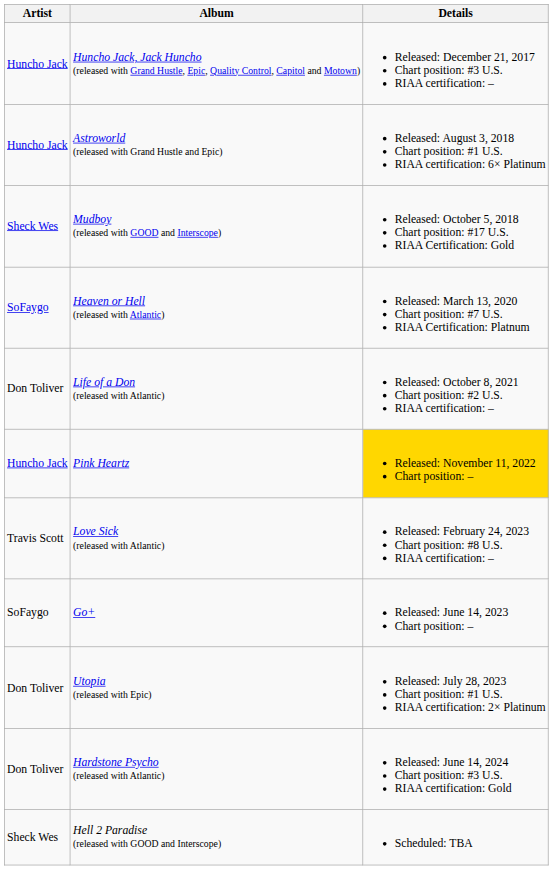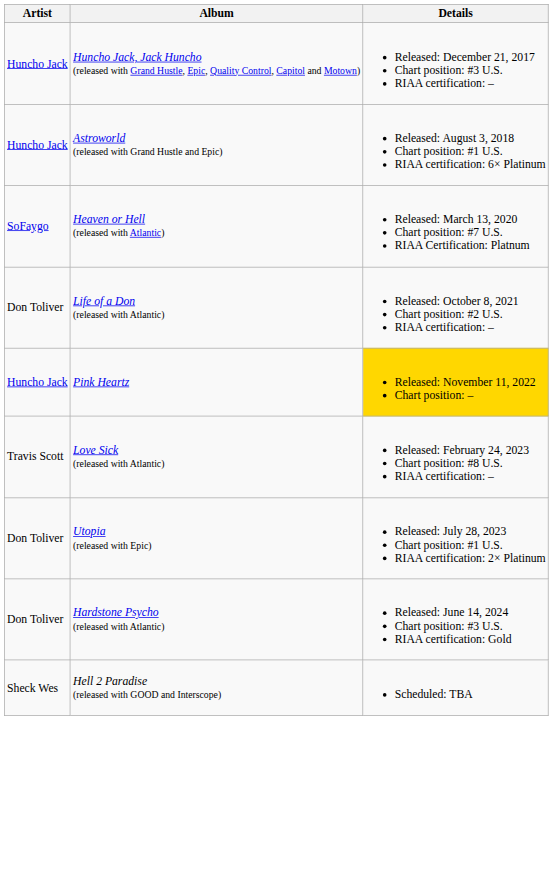- row: (147, 226)
- row: (84, 613)
